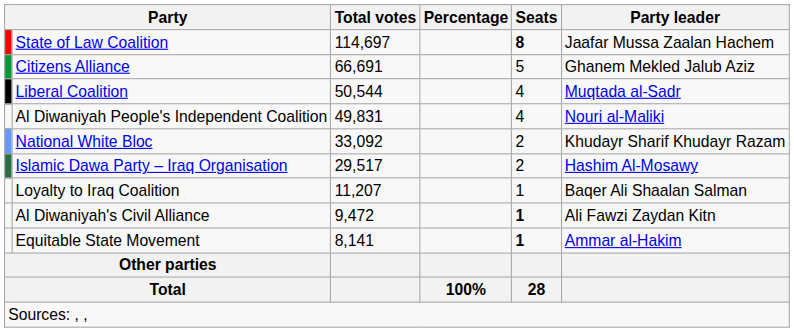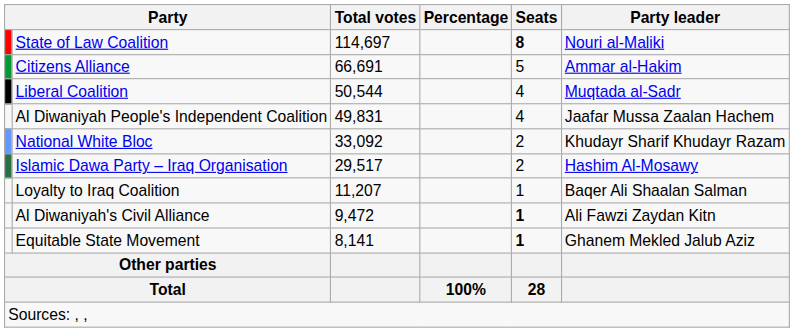(669, 42) Jaafar Mussa Zaalan Hachem -> (614, 42) Nouri al-Maliki
(660, 67) Ghanem Mekled Jalub Aziz -> (623, 67) Ammar al-Hakim
(614, 117) Nouri al-Maliki -> (669, 117) Jaafar Mussa Zaalan Hachem
(623, 241) Ammar al-Hakim -> (660, 241) Ghanem Mekled Jalub Aziz
